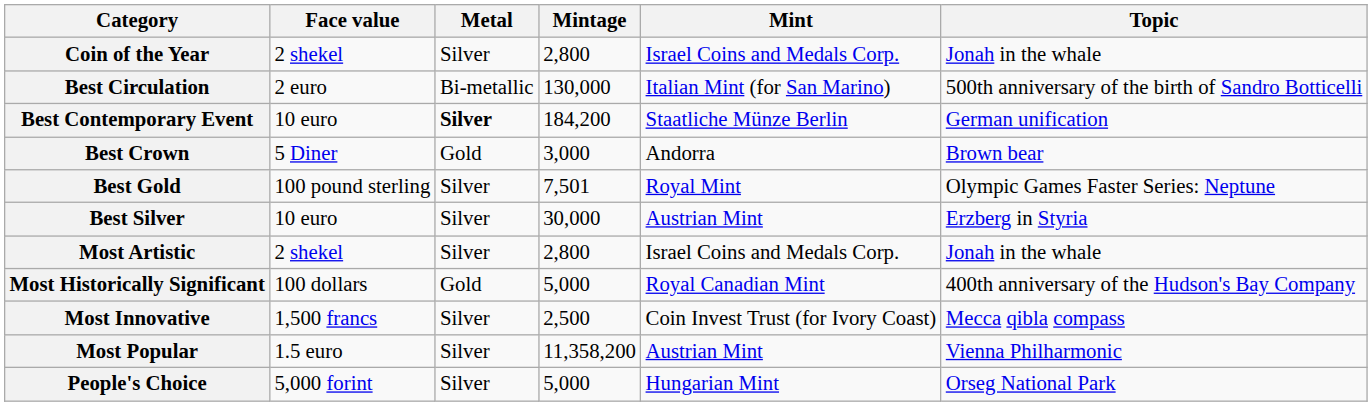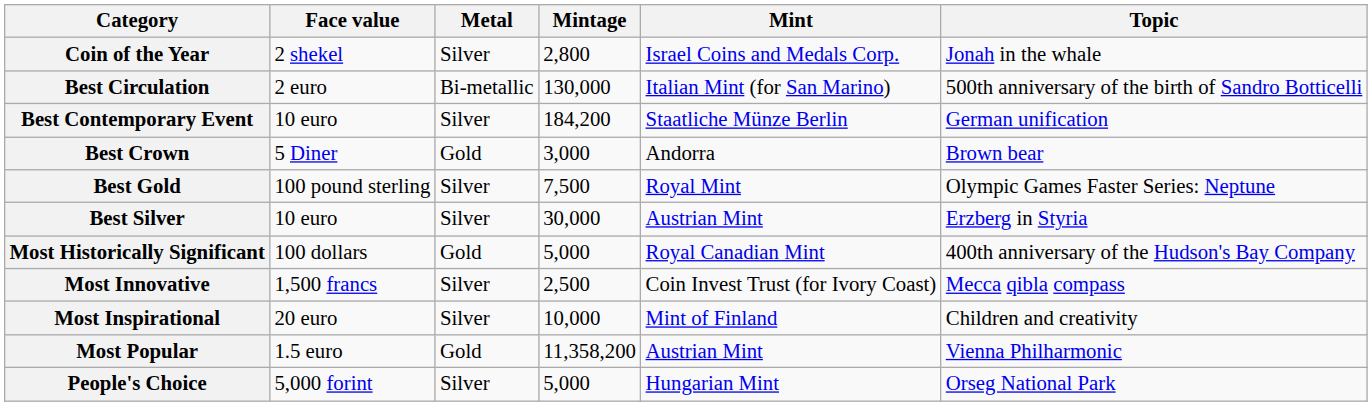(466, 119) bold -> (465, 119) normal
(567, 185) 7,501 -> (567, 185) 7,500
- row: (137, 251)
+ row: (137, 317)
(465, 350) Silver -> (461, 350) Gold
